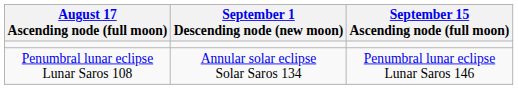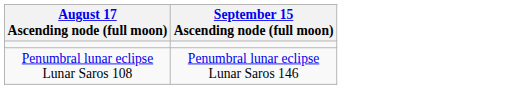- column: (258, 22)
